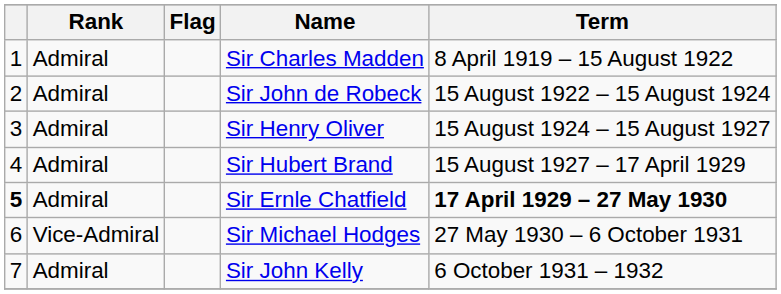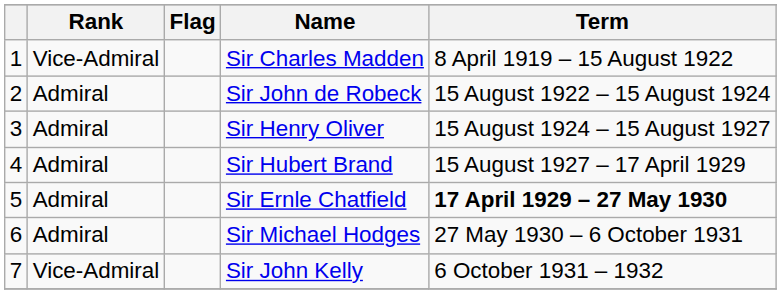(71, 57) Admiral -> (96, 57) Vice-Admiral
(16, 199) bold -> (16, 199) normal
(96, 235) Vice-Admiral -> (71, 235) Admiral
(71, 270) Admiral -> (96, 270) Vice-Admiral
